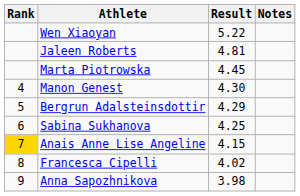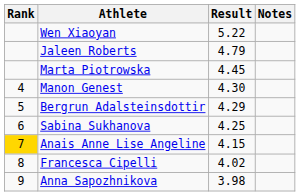(232, 51) 4.81 -> (232, 51) 4.79
